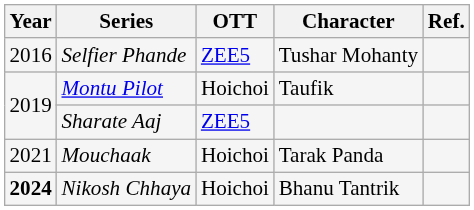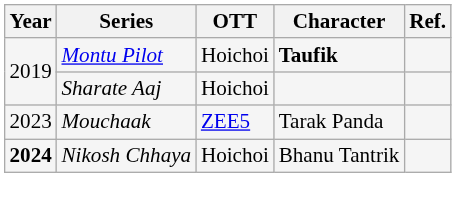- row: (124, 54)
(306, 88) normal -> (308, 54) bold
(226, 121) ZEE5 -> (235, 88) Hoichoi
(31, 155) 2021 -> (31, 121) 2023
(235, 155) Hoichoi -> (226, 121) ZEE5
